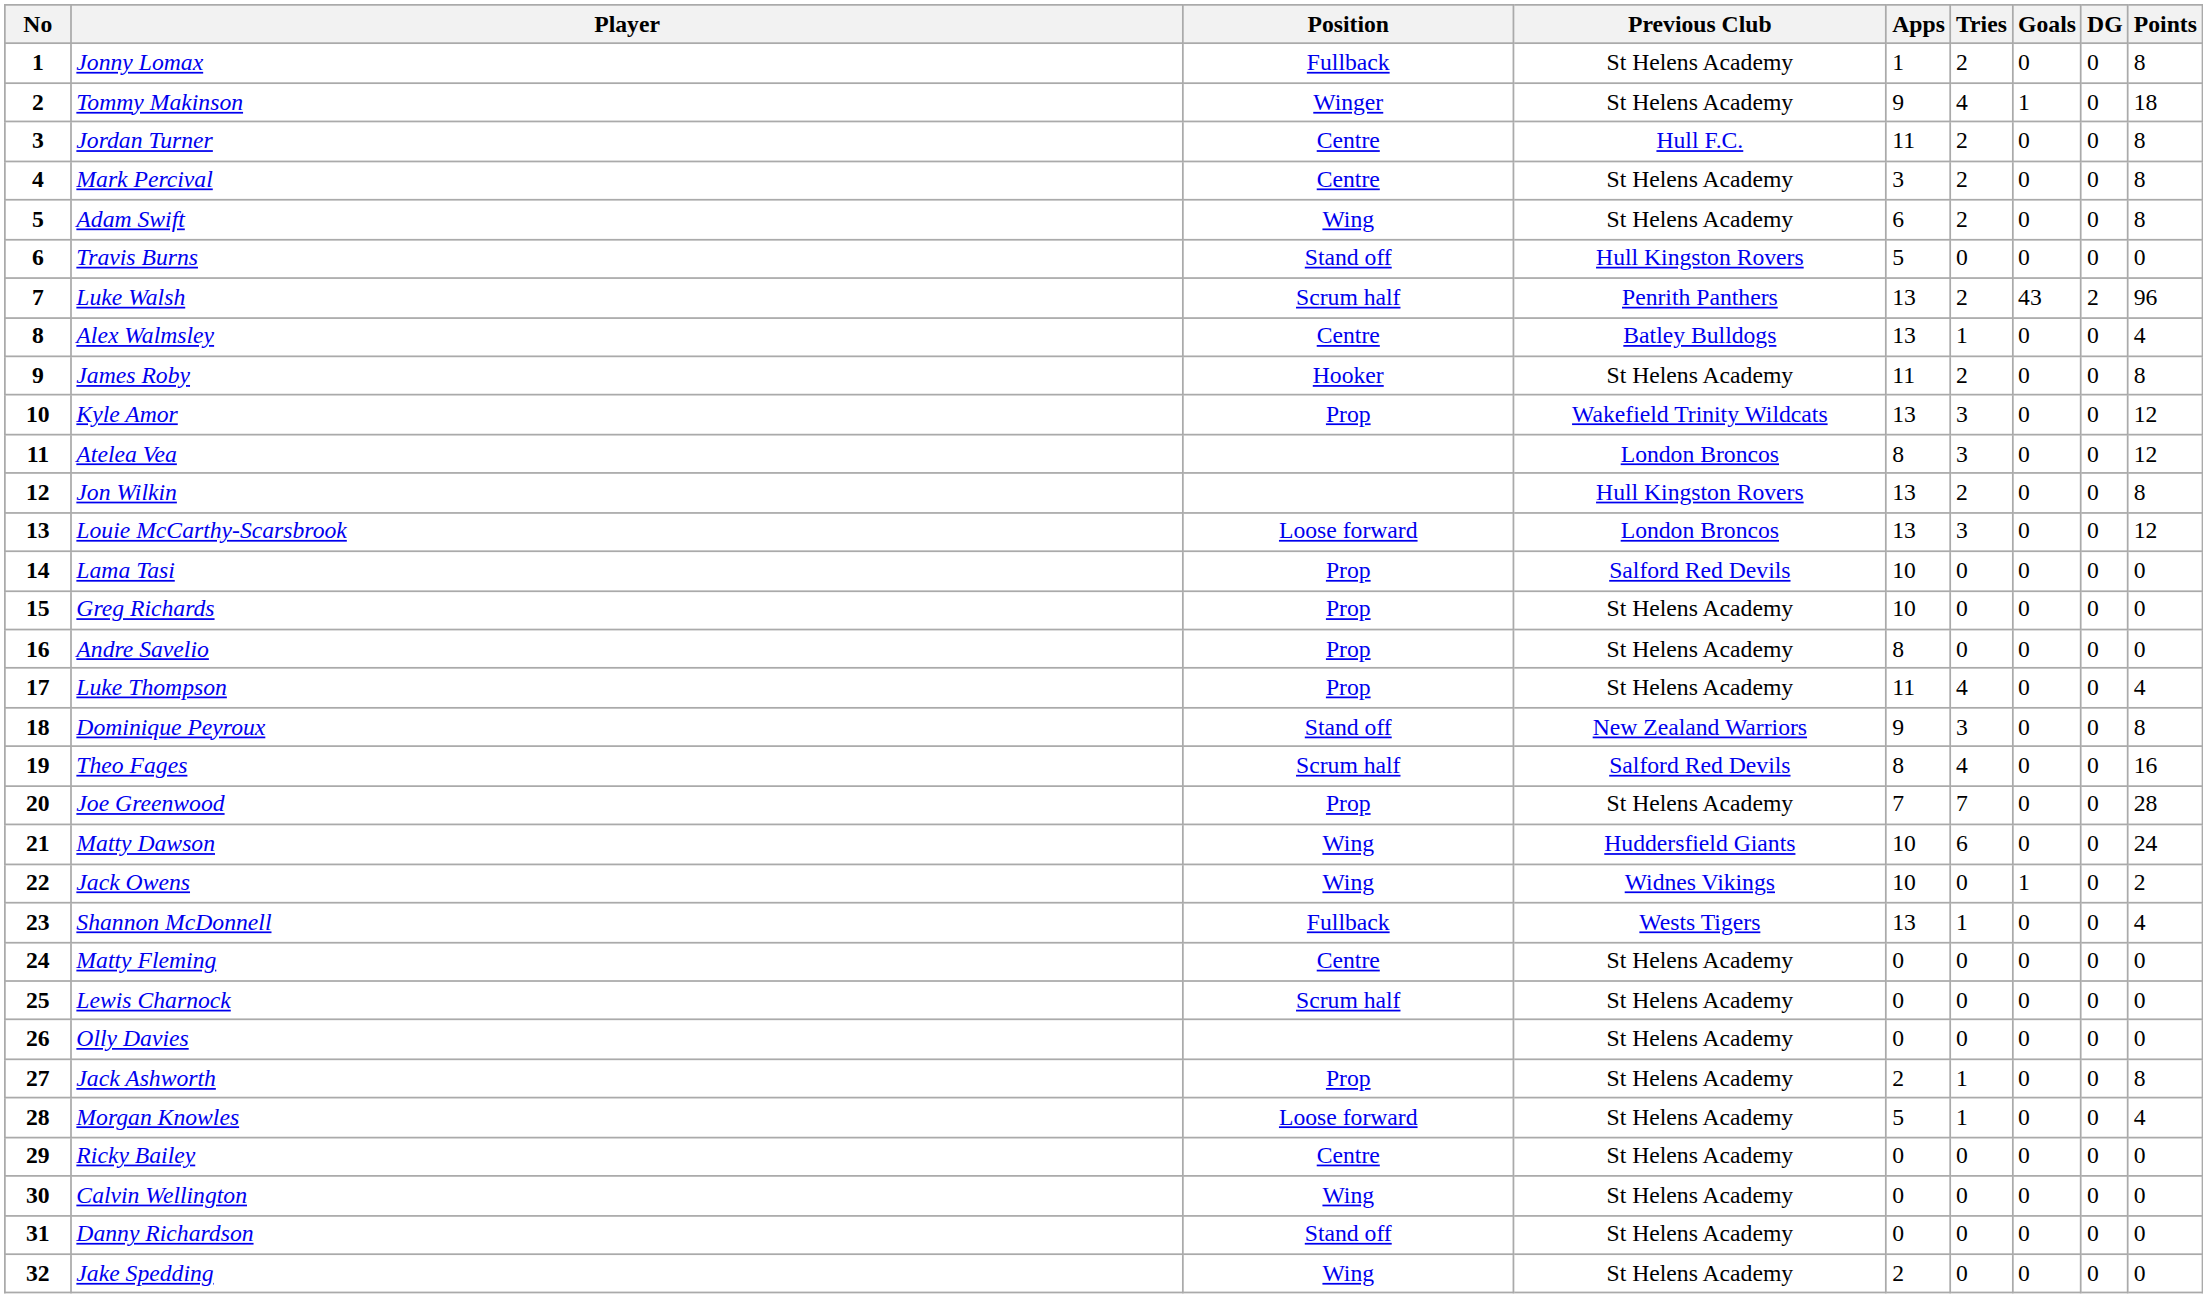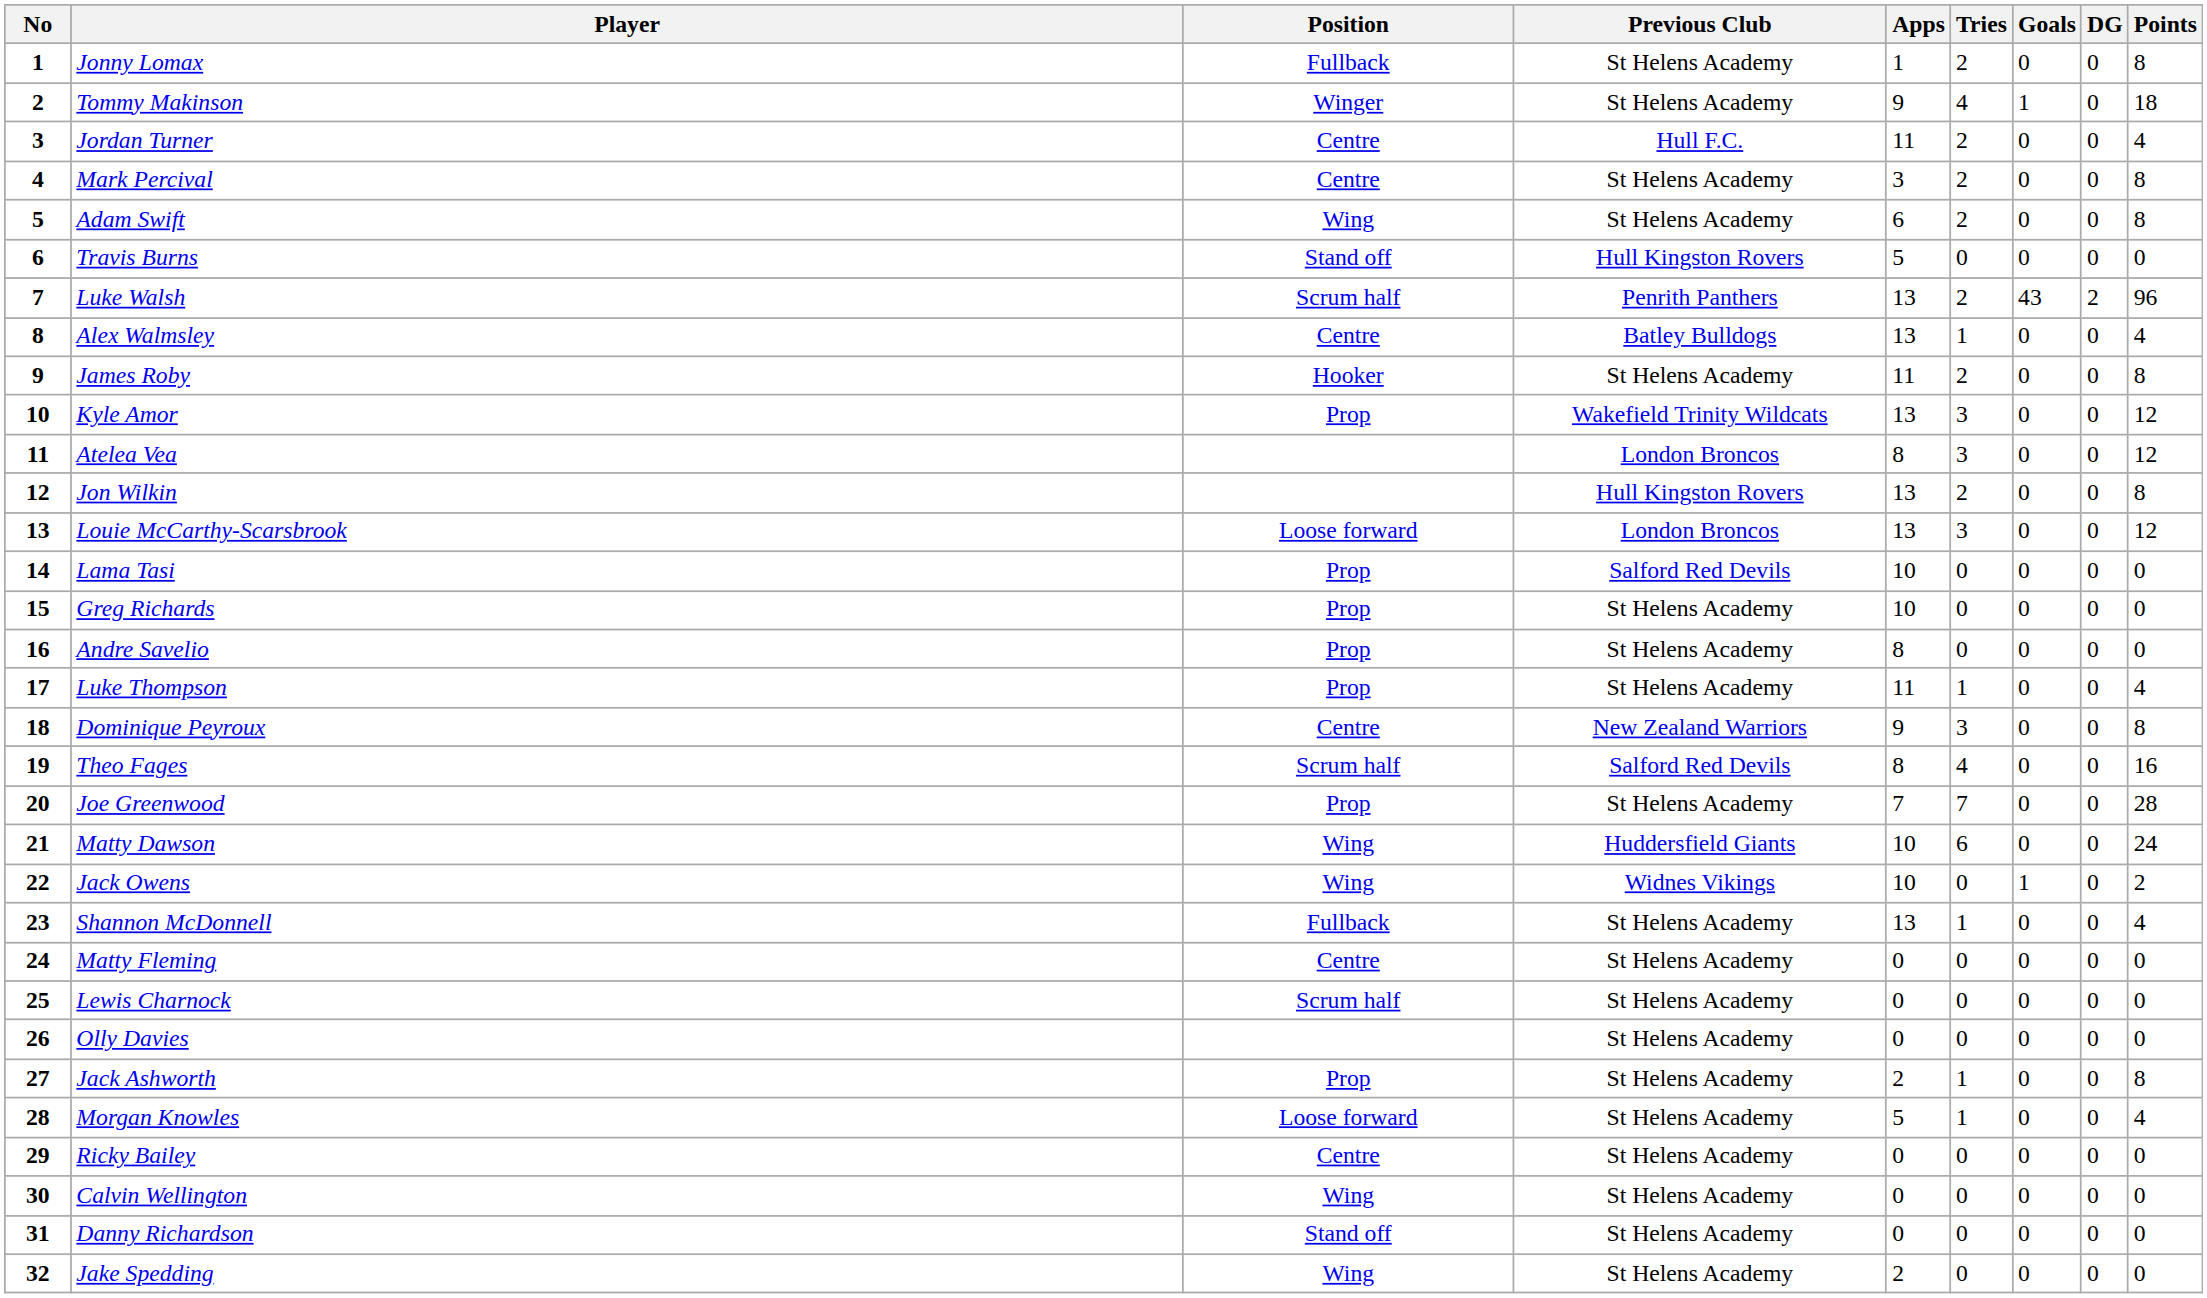(2140, 140) 8 -> (2140, 140) 4
(1962, 687) 4 -> (1962, 687) 1
(1348, 726) Stand off -> (1348, 726) Centre
(1700, 921) Wests Tigers -> (1700, 921) St Helens Academy
